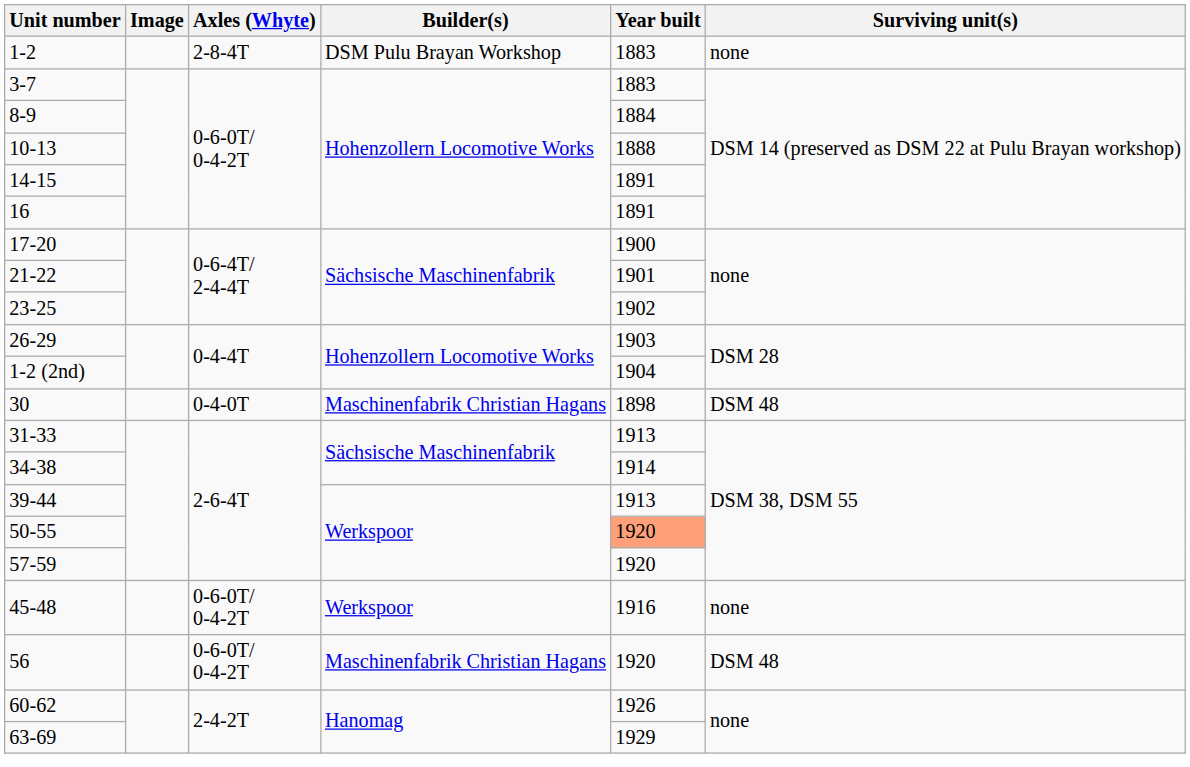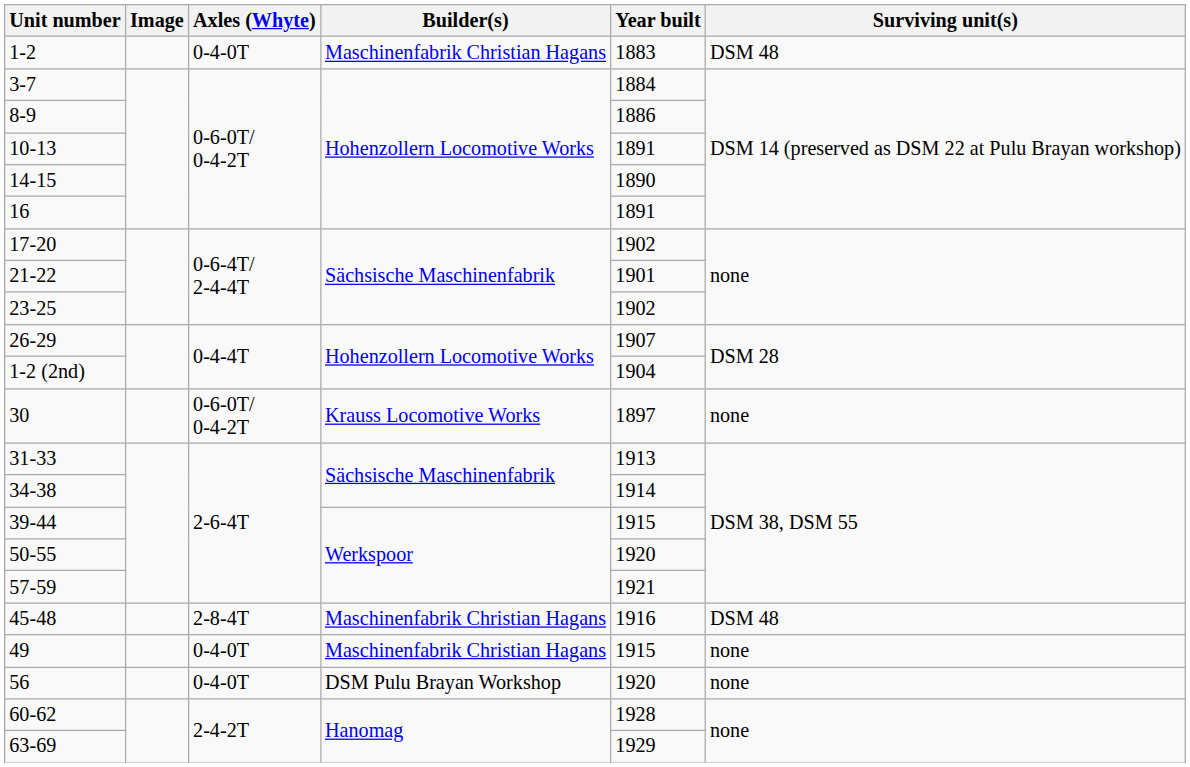(221, 52) 2-8-4T -> (221, 52) 0-4-0T
(443, 52) DSM Pulu Brayan Workshop -> (465, 52) Maschinenfabrik Christian Hagans
(730, 52) none -> (744, 52) DSM 48
(635, 84) 1883 -> (635, 84) 1884
(635, 116) 1884 -> (635, 116) 1886
(635, 148) 1888 -> (635, 148) 1891
(635, 180) 1891 -> (635, 180) 1890
(635, 244) 1900 -> (635, 244) 1902
(635, 340) 1903 -> (635, 340) 1907
(221, 404) 0-4-0T -> (224, 415) 0-6-0T/ 0-4-2T
(465, 404) Maschinenfabrik Christian Hagans -> (433, 415) Krauss Locomotive Works
(635, 404) 1898 -> (635, 415) 1897
(744, 404) DSM 48 -> (730, 415) none
(635, 500) 1913 -> (635, 522) 1915
(635, 532) lightsalmon background -> (635, 554) no background
(635, 564) 1920 -> (635, 586) 1921
(224, 607) 0-6-0T/ 0-4-2T -> (221, 618) 2-8-4T
(369, 607) Werkspoor -> (465, 618) Maschinenfabrik Christian Hagans
(730, 607) none -> (744, 618) DSM 48
+ row: (19, 650)
(224, 661) 0-6-0T/ 0-4-2T -> (221, 682) 0-4-0T
(465, 661) Maschinenfabrik Christian Hagans -> (443, 682) DSM Pulu Brayan Workshop
(744, 661) DSM 48 -> (730, 682) none
(635, 705) 1926 -> (635, 714) 1928
